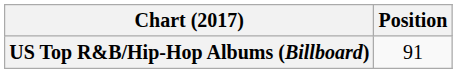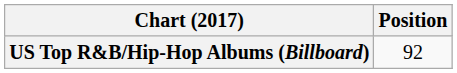(413, 52) 91 -> (413, 52) 92
